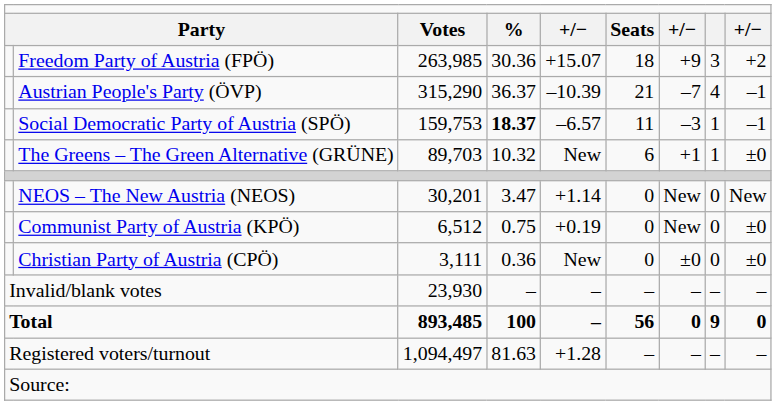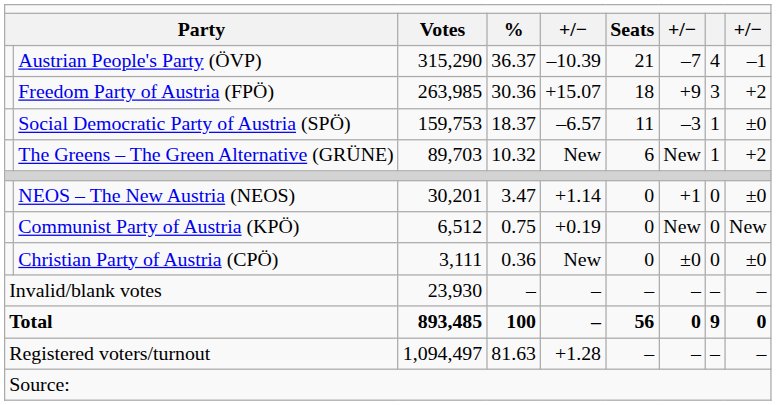rows swapped: (140, 92) <-> (146, 60)
(514, 123) bold -> (514, 123) normal
(757, 123) –1 -> (756, 123) ±0
(690, 155) +1 -> (682, 155) New
(756, 155) ±0 -> (756, 155) +2
(682, 195) New -> (690, 195) +1
(748, 195) New -> (756, 195) ±0
(756, 227) ±0 -> (748, 227) New
